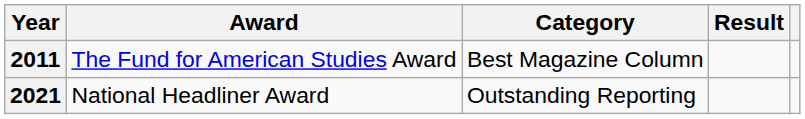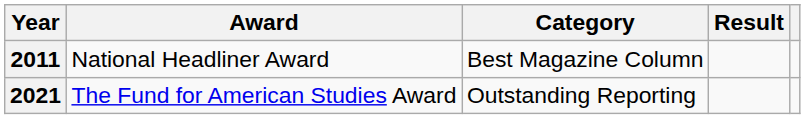(264, 58) The Fund for American Studies Award -> (200, 58) National Headliner Award
(200, 95) National Headliner Award -> (264, 95) The Fund for American Studies Award
